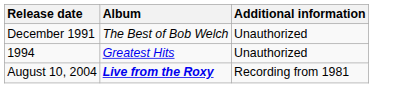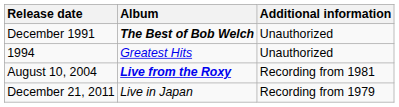(166, 33) normal -> (187, 33) bold
+ row: (61, 92)
